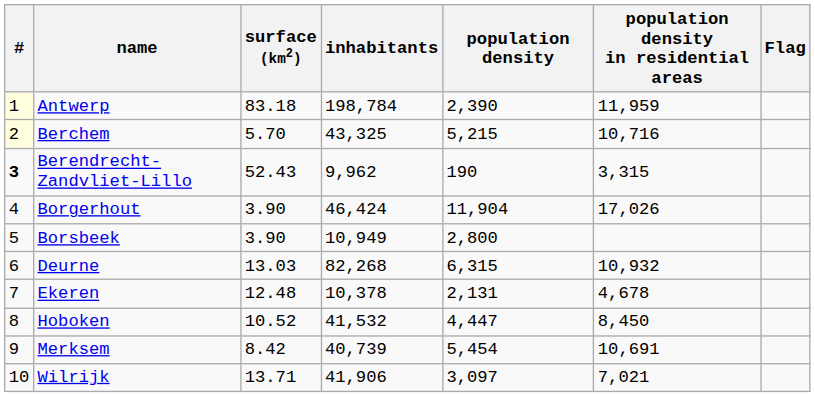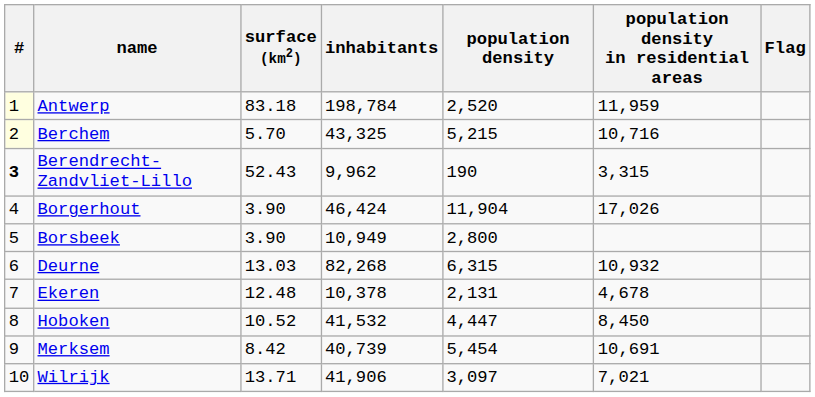(472, 106) 2,390 -> (472, 106) 2,520
